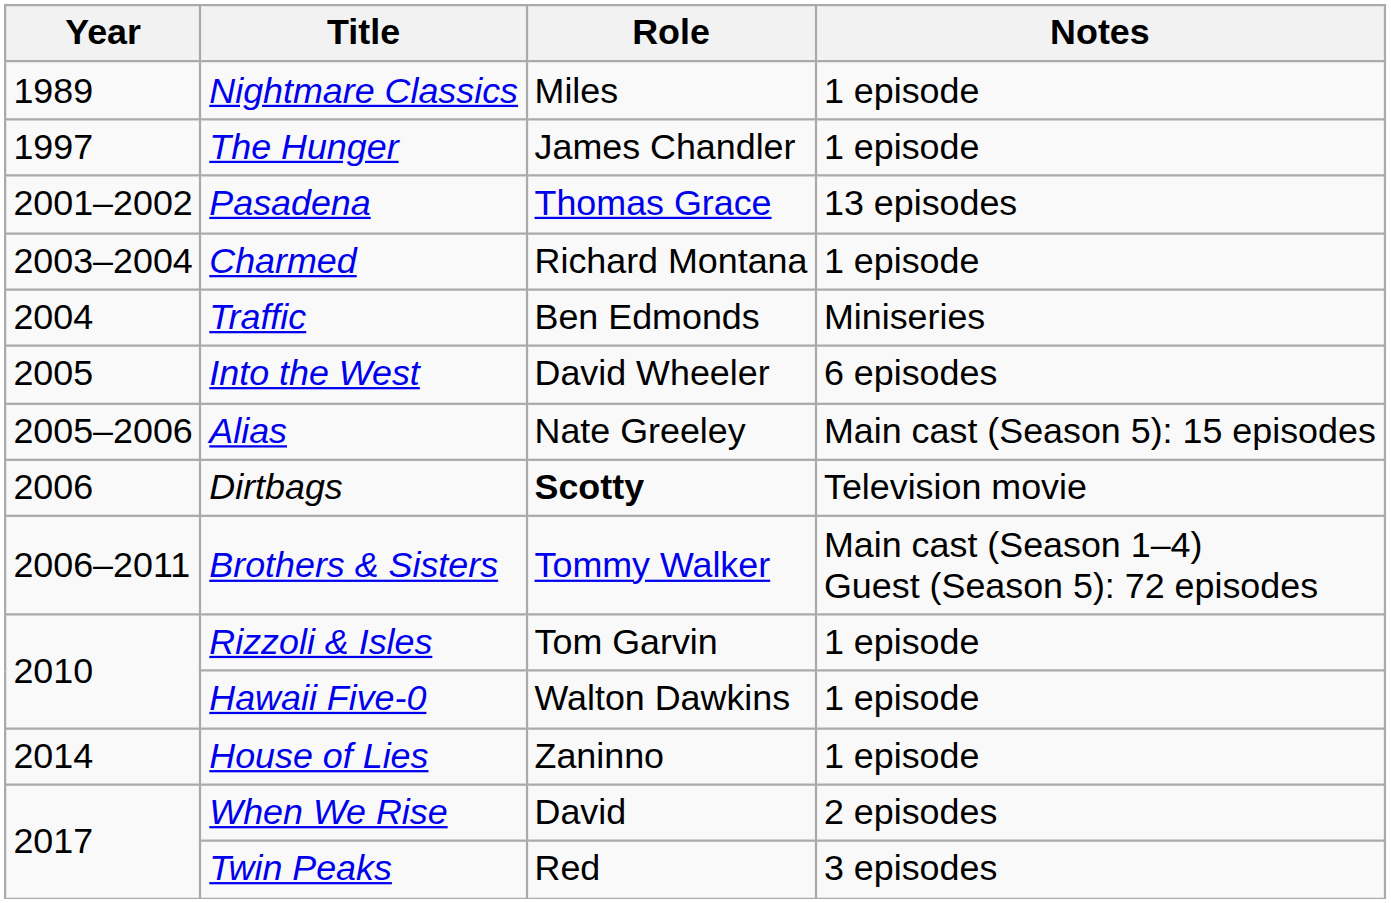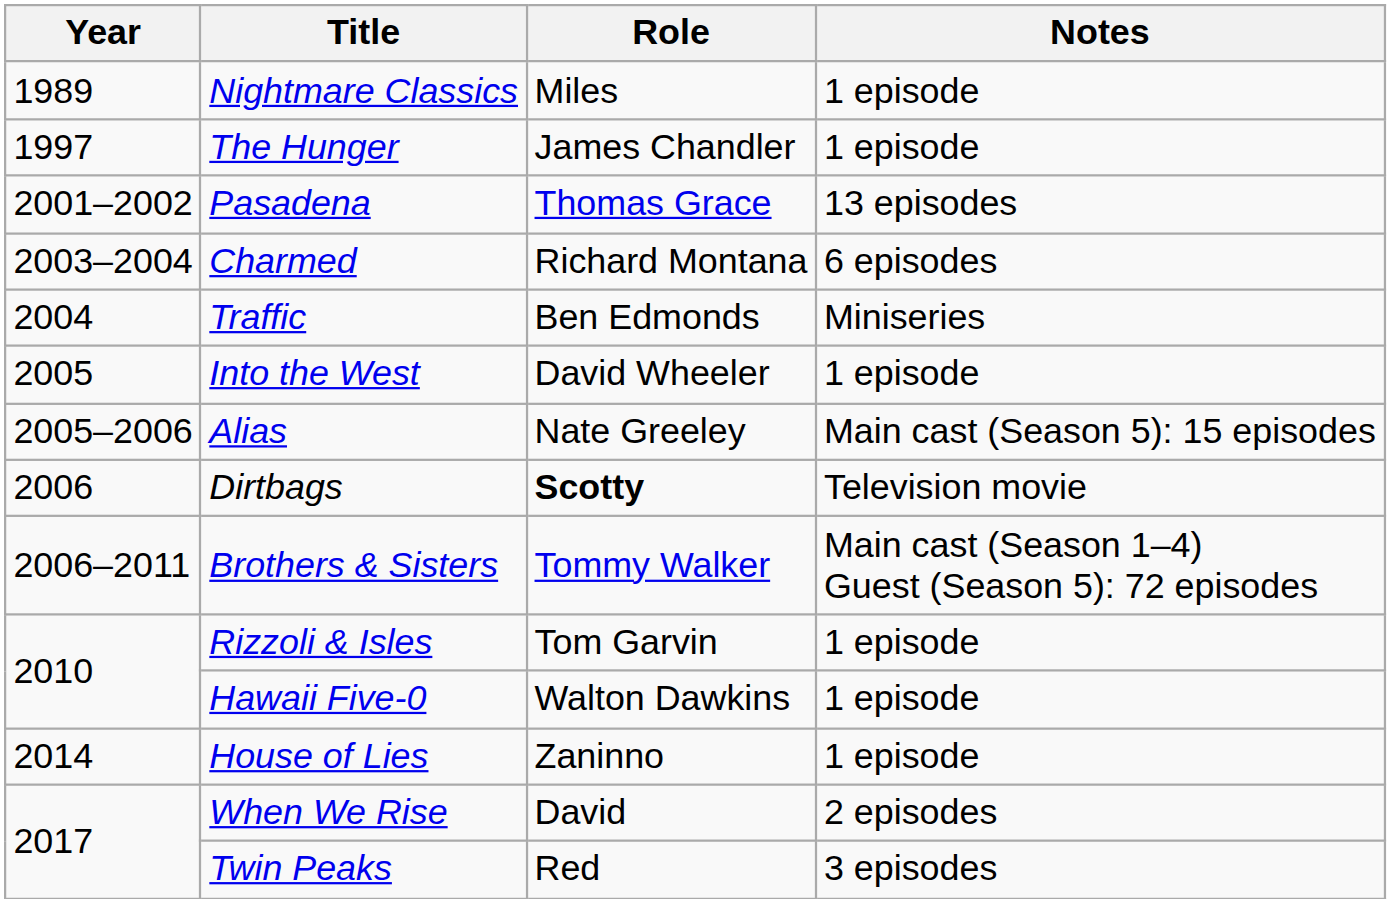(902, 260) 1 episode -> (911, 260) 6 episodes
(911, 373) 6 episodes -> (902, 373) 1 episode
